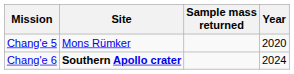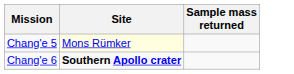- column: (274, 19)
(96, 43) no background -> (96, 43) lightyellow background
